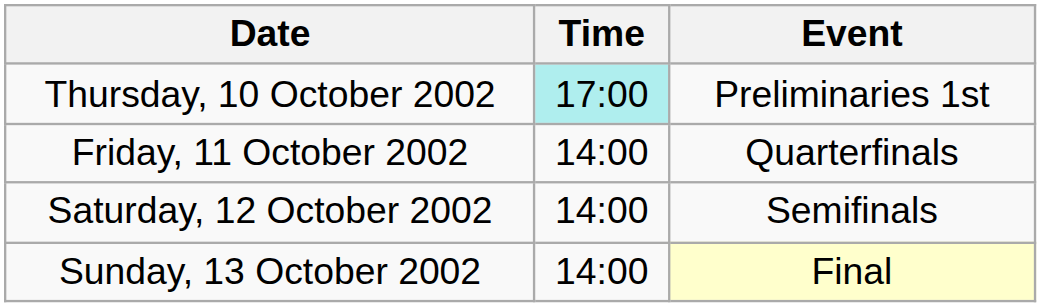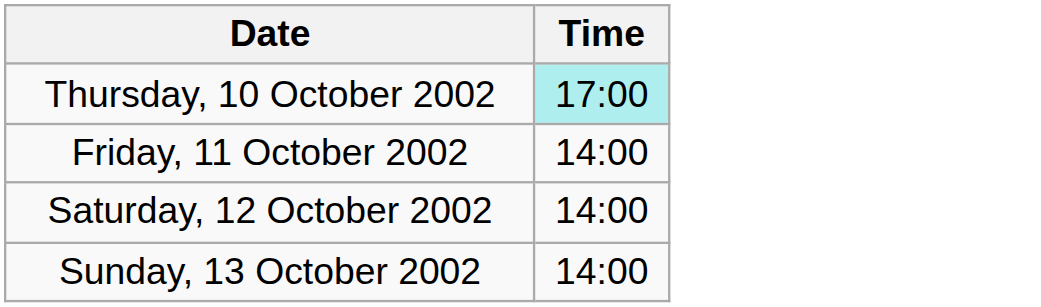- column: (852, 34)
